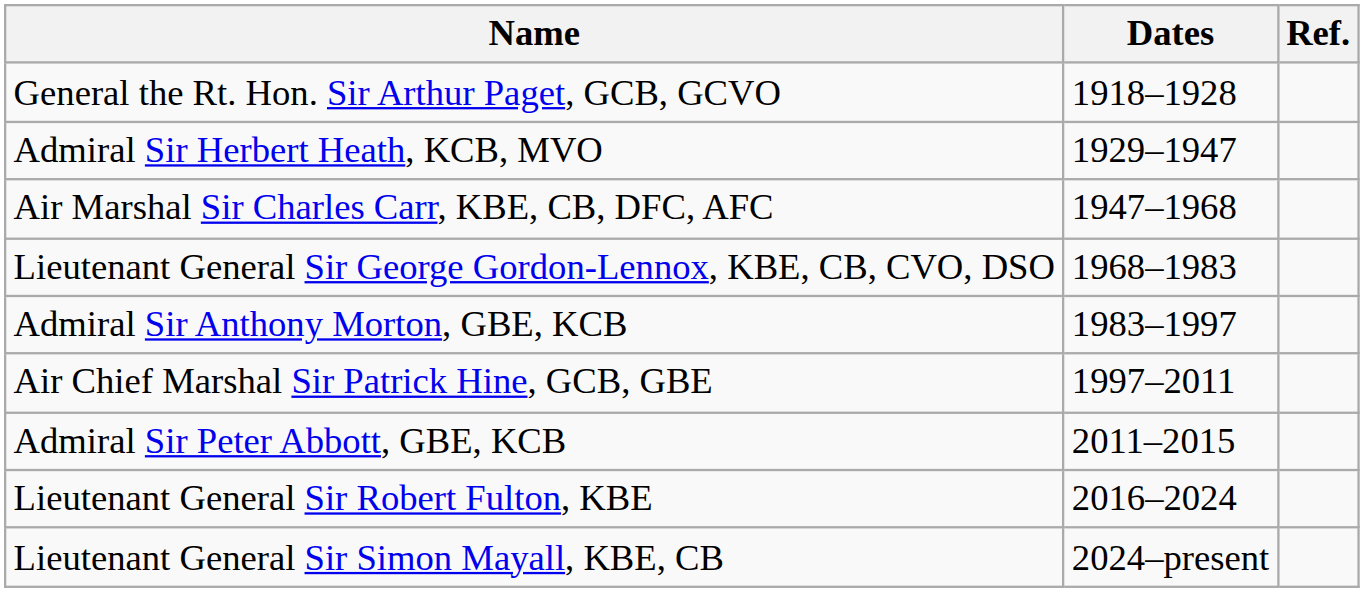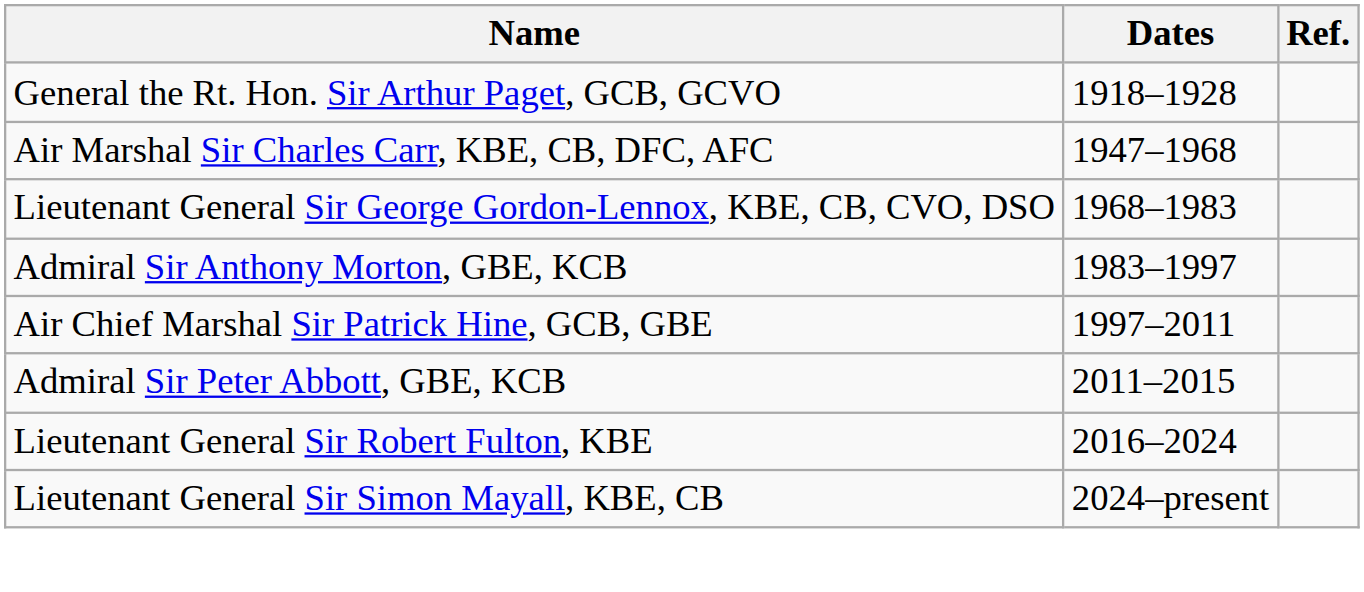- row: (308, 149)
